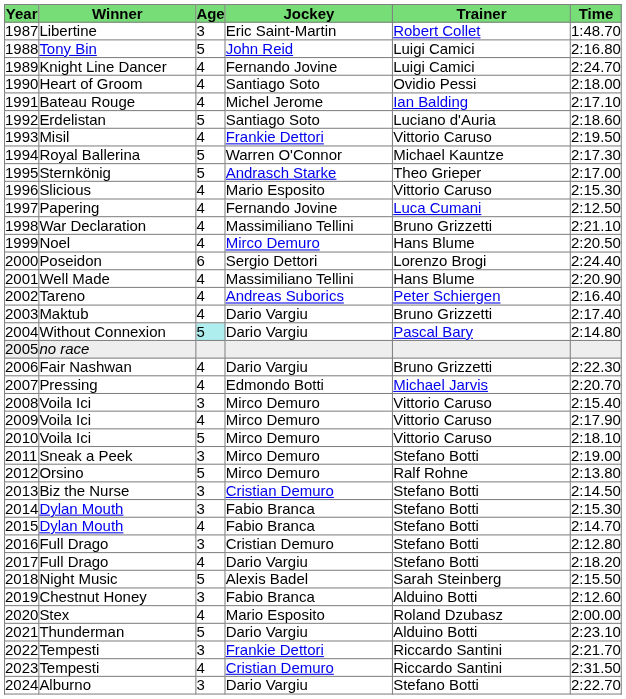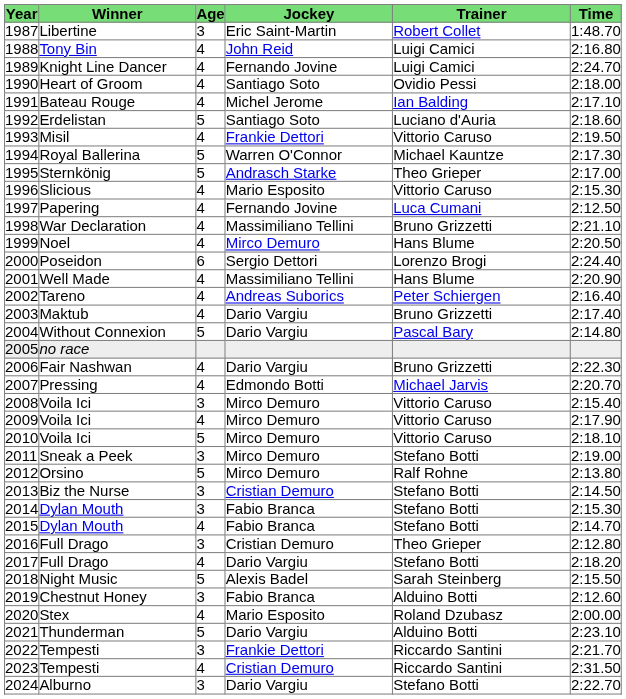(201, 49) 5 -> (201, 49) 4
(201, 332) paleturquoise background -> (201, 332) no background
(436, 544) Stefano Botti -> (437, 544) Theo Grieper
